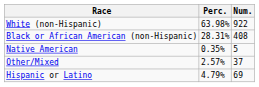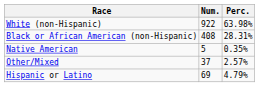columns swapped: (243, 11) <-> (215, 11)
